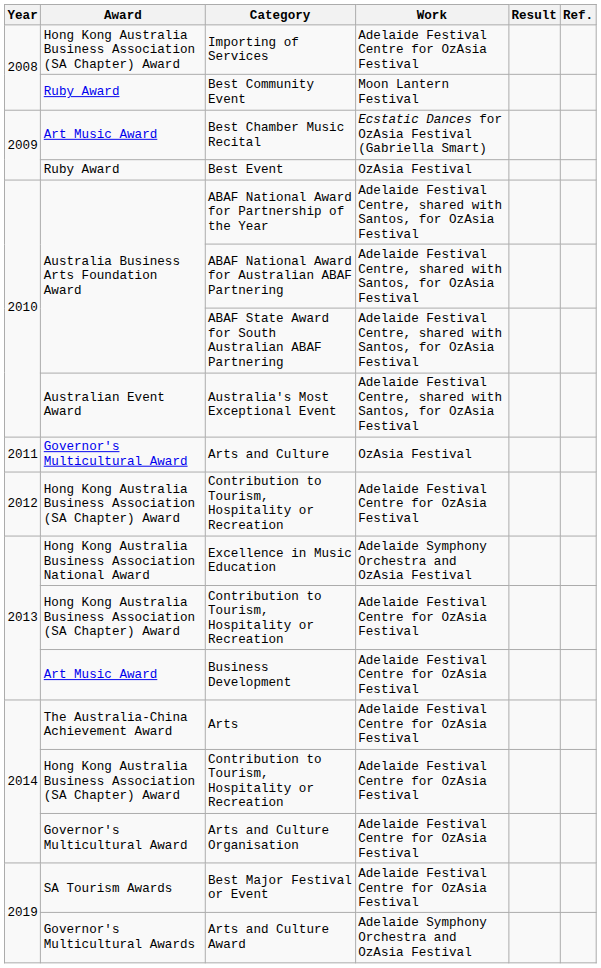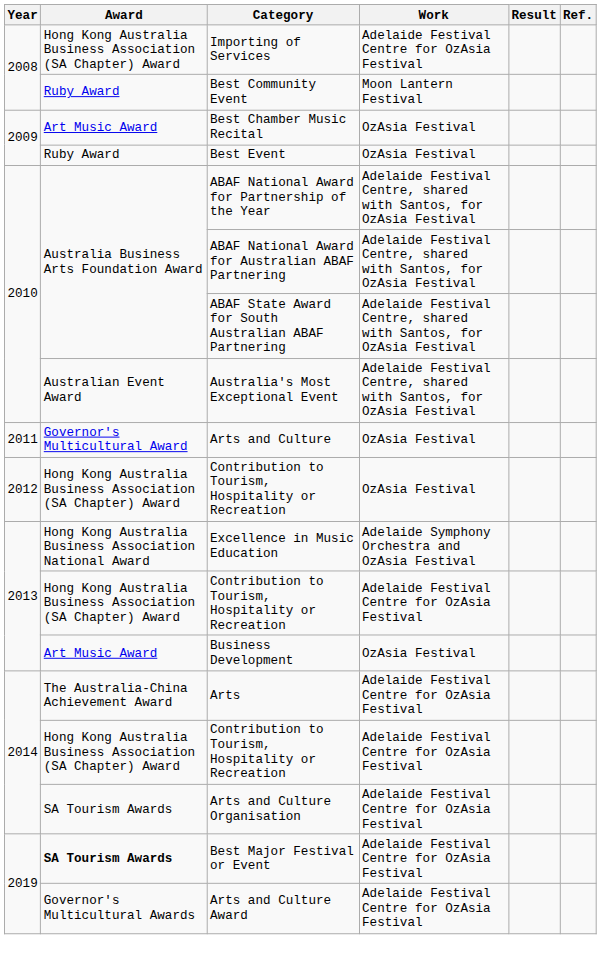(430, 135) Ecstatic Dances for OzAsia Festival (Gabriella Smart) -> (419, 127) OzAsia Festival
(423, 504) Adelaide Festival Centre for OzAsia Festival -> (419, 489) OzAsia Festival
(423, 675) Adelaide Festival Centre for OzAsia Festival -> (419, 653) OzAsia Festival
(116, 838) Governor's Multicultural Award -> (108, 809) SA Tourism Awards
(108, 888) normal -> (108, 859) bold
(423, 938) Adelaide Symphony Orchestra and OzAsia Festival -> (426, 908) Adelaide Festival Centre for OzAsia Festival
